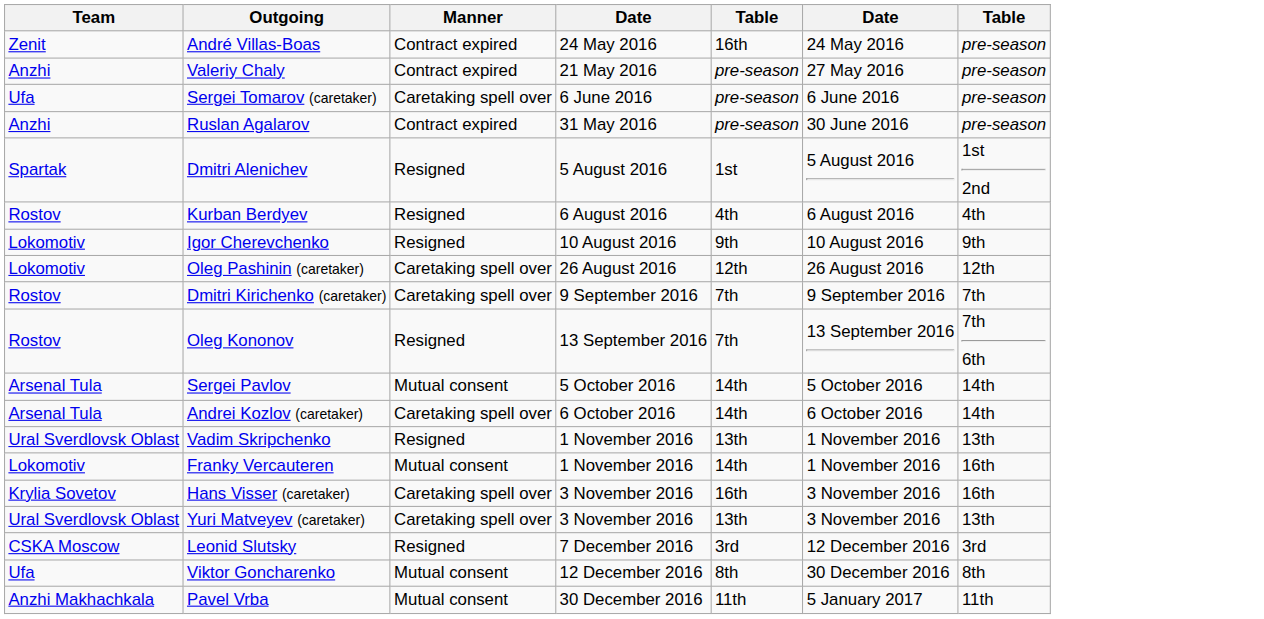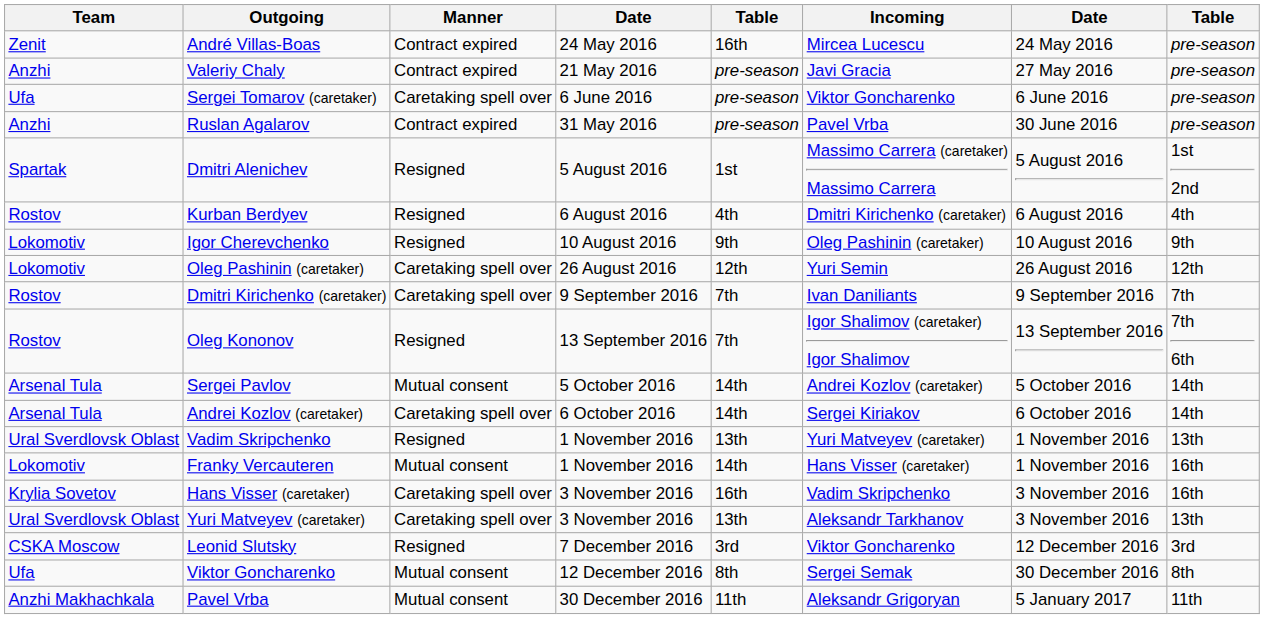+ column: (907, 17)
